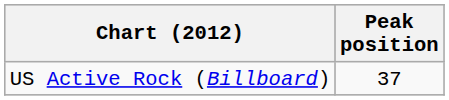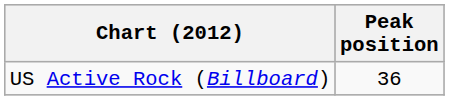(389, 79) 37 -> (389, 79) 36
